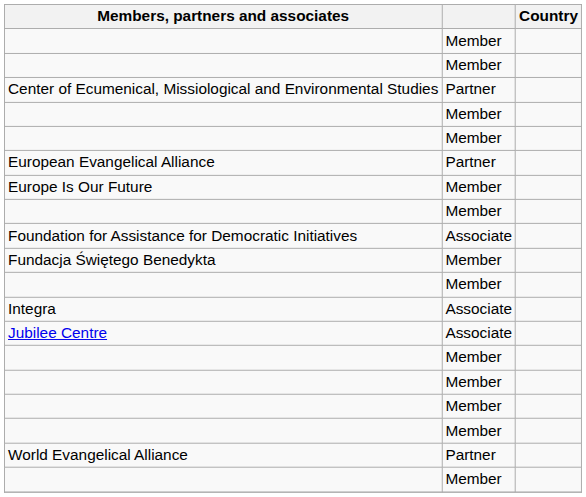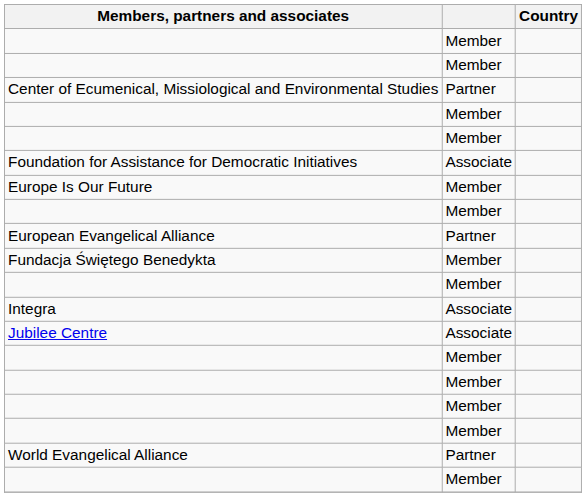rows swapped: (111, 162) <-> (183, 235)
